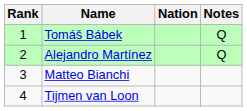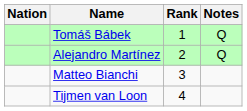columns swapped: (23, 14) <-> (178, 14)
